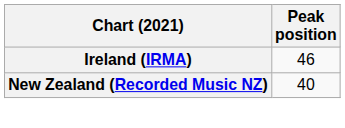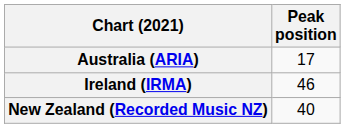+ row: (138, 60)
